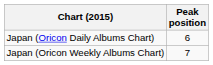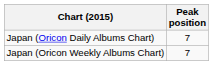(187, 38) 6 -> (187, 38) 7
